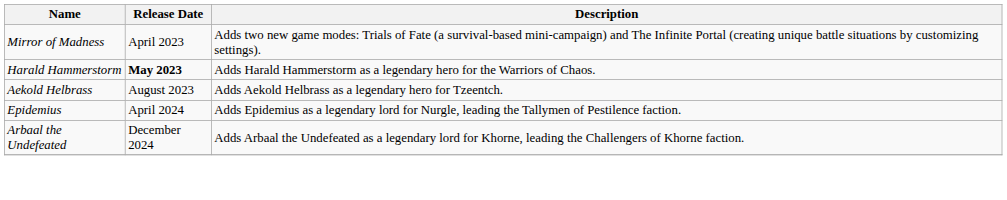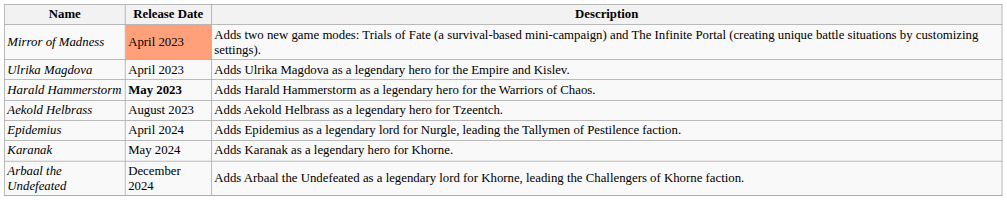(156, 42) no background -> (156, 42) lightsalmon background
+ row: (50, 69)
+ row: (30, 150)
